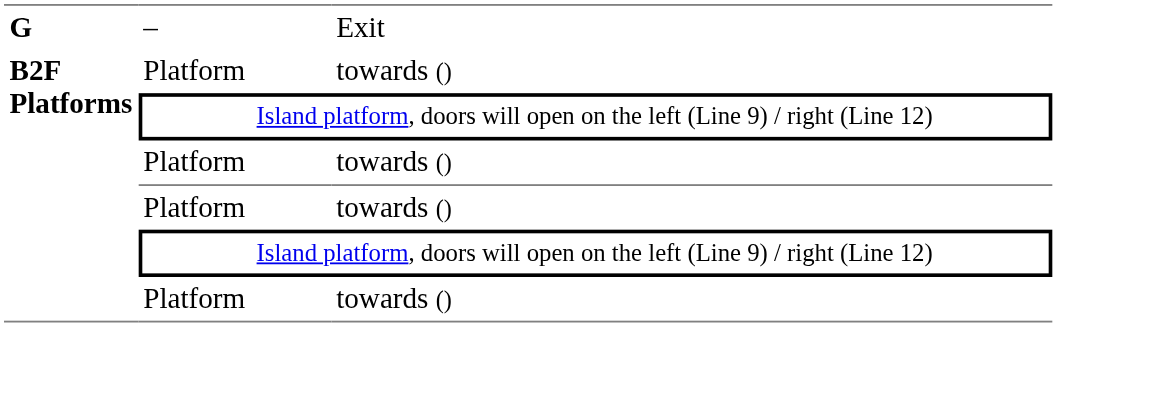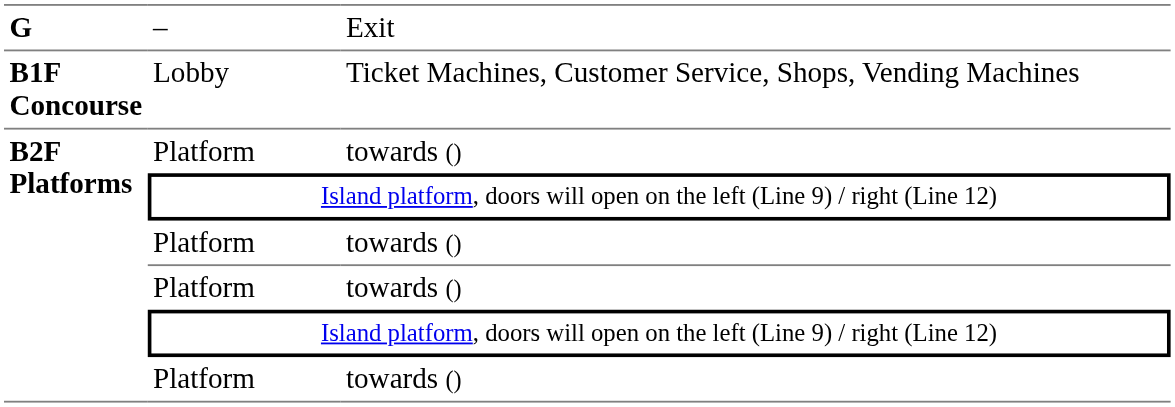+ row: (191, 72)
